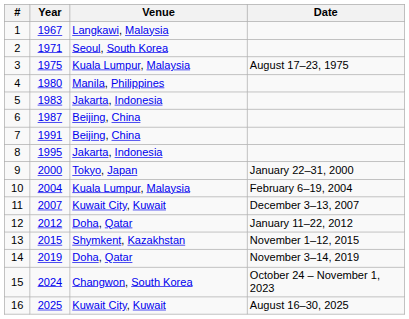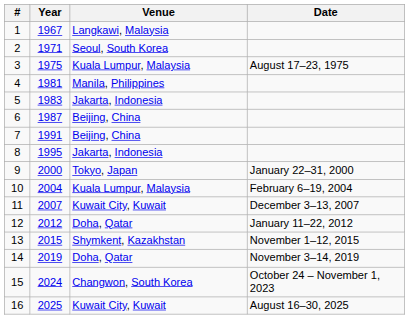(50, 83) 1980 -> (50, 83) 1981
